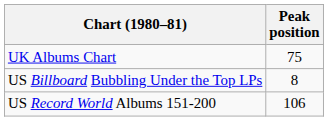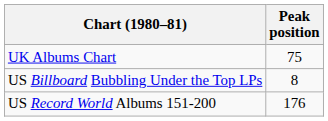(294, 103) 106 -> (294, 103) 176
